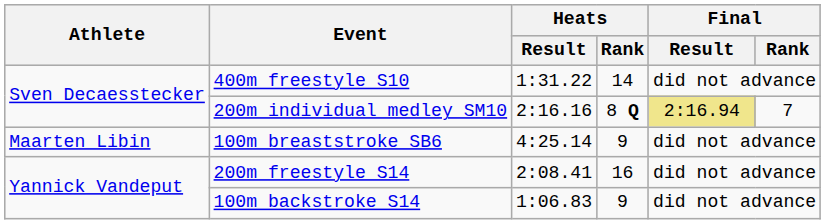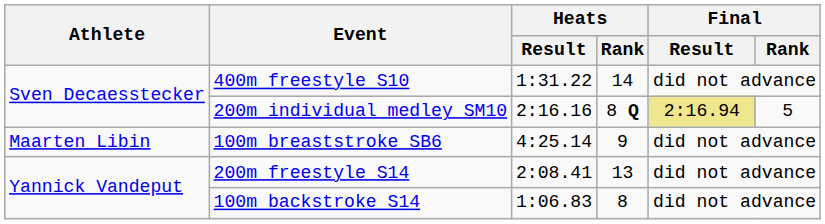(788, 111) 7 -> (788, 111) 5
(623, 172) 16 -> (623, 172) 13
(623, 202) 9 -> (623, 202) 8
